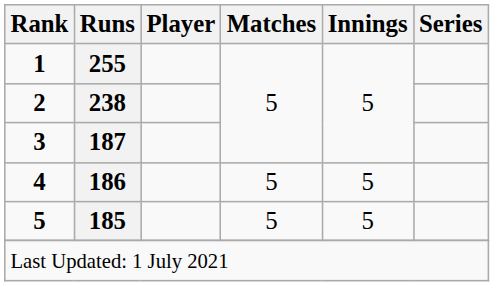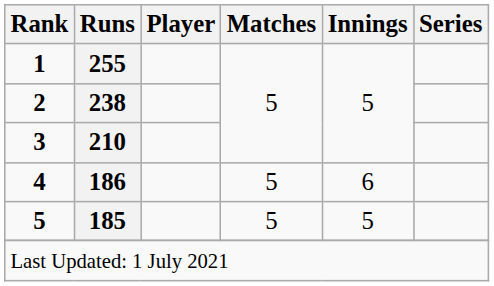(107, 142) 187 -> (107, 142) 210
(368, 181) 5 -> (368, 181) 6
